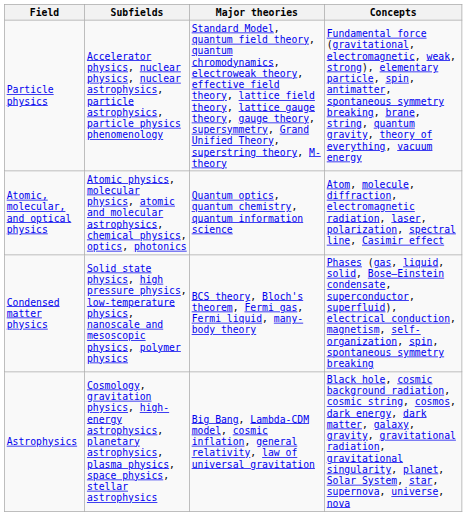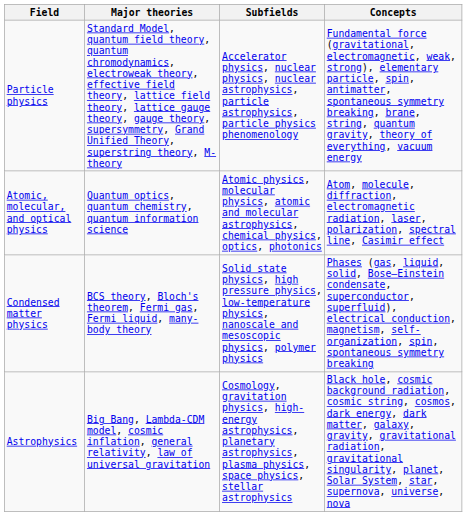columns swapped: (137, 12) <-> (257, 12)
